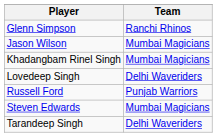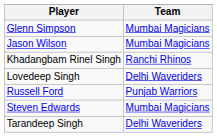(158, 28) Ranchi Rhinos -> (168, 28) Mumbai Magicians
(168, 60) Mumbai Magicians -> (158, 60) Ranchi Rhinos
